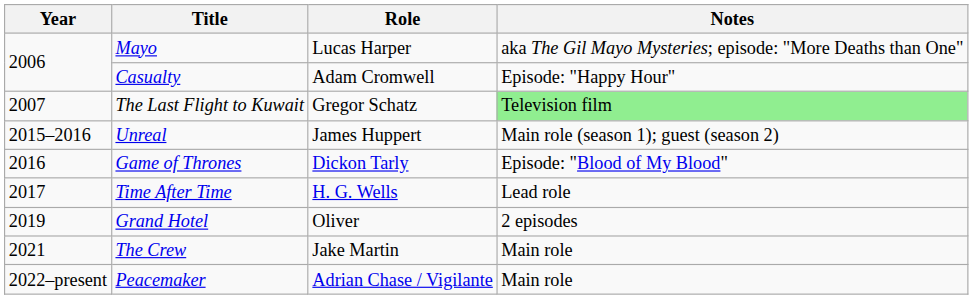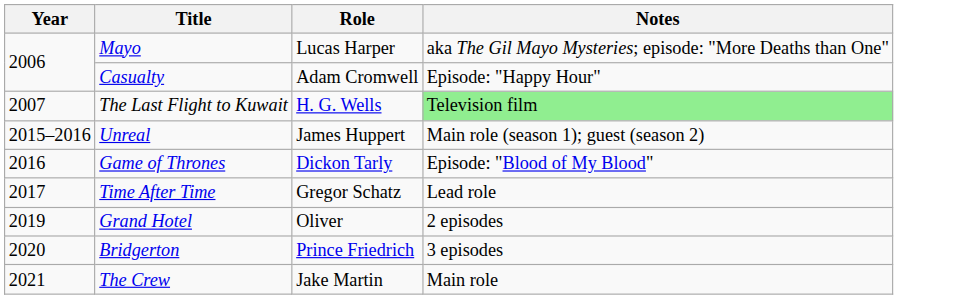(365, 105) Gregor Schatz -> (339, 105) H. G. Wells
(355, 192) H. G. Wells -> (349, 192) Gregor Schatz
+ row: (139, 250)
- row: (161, 279)
